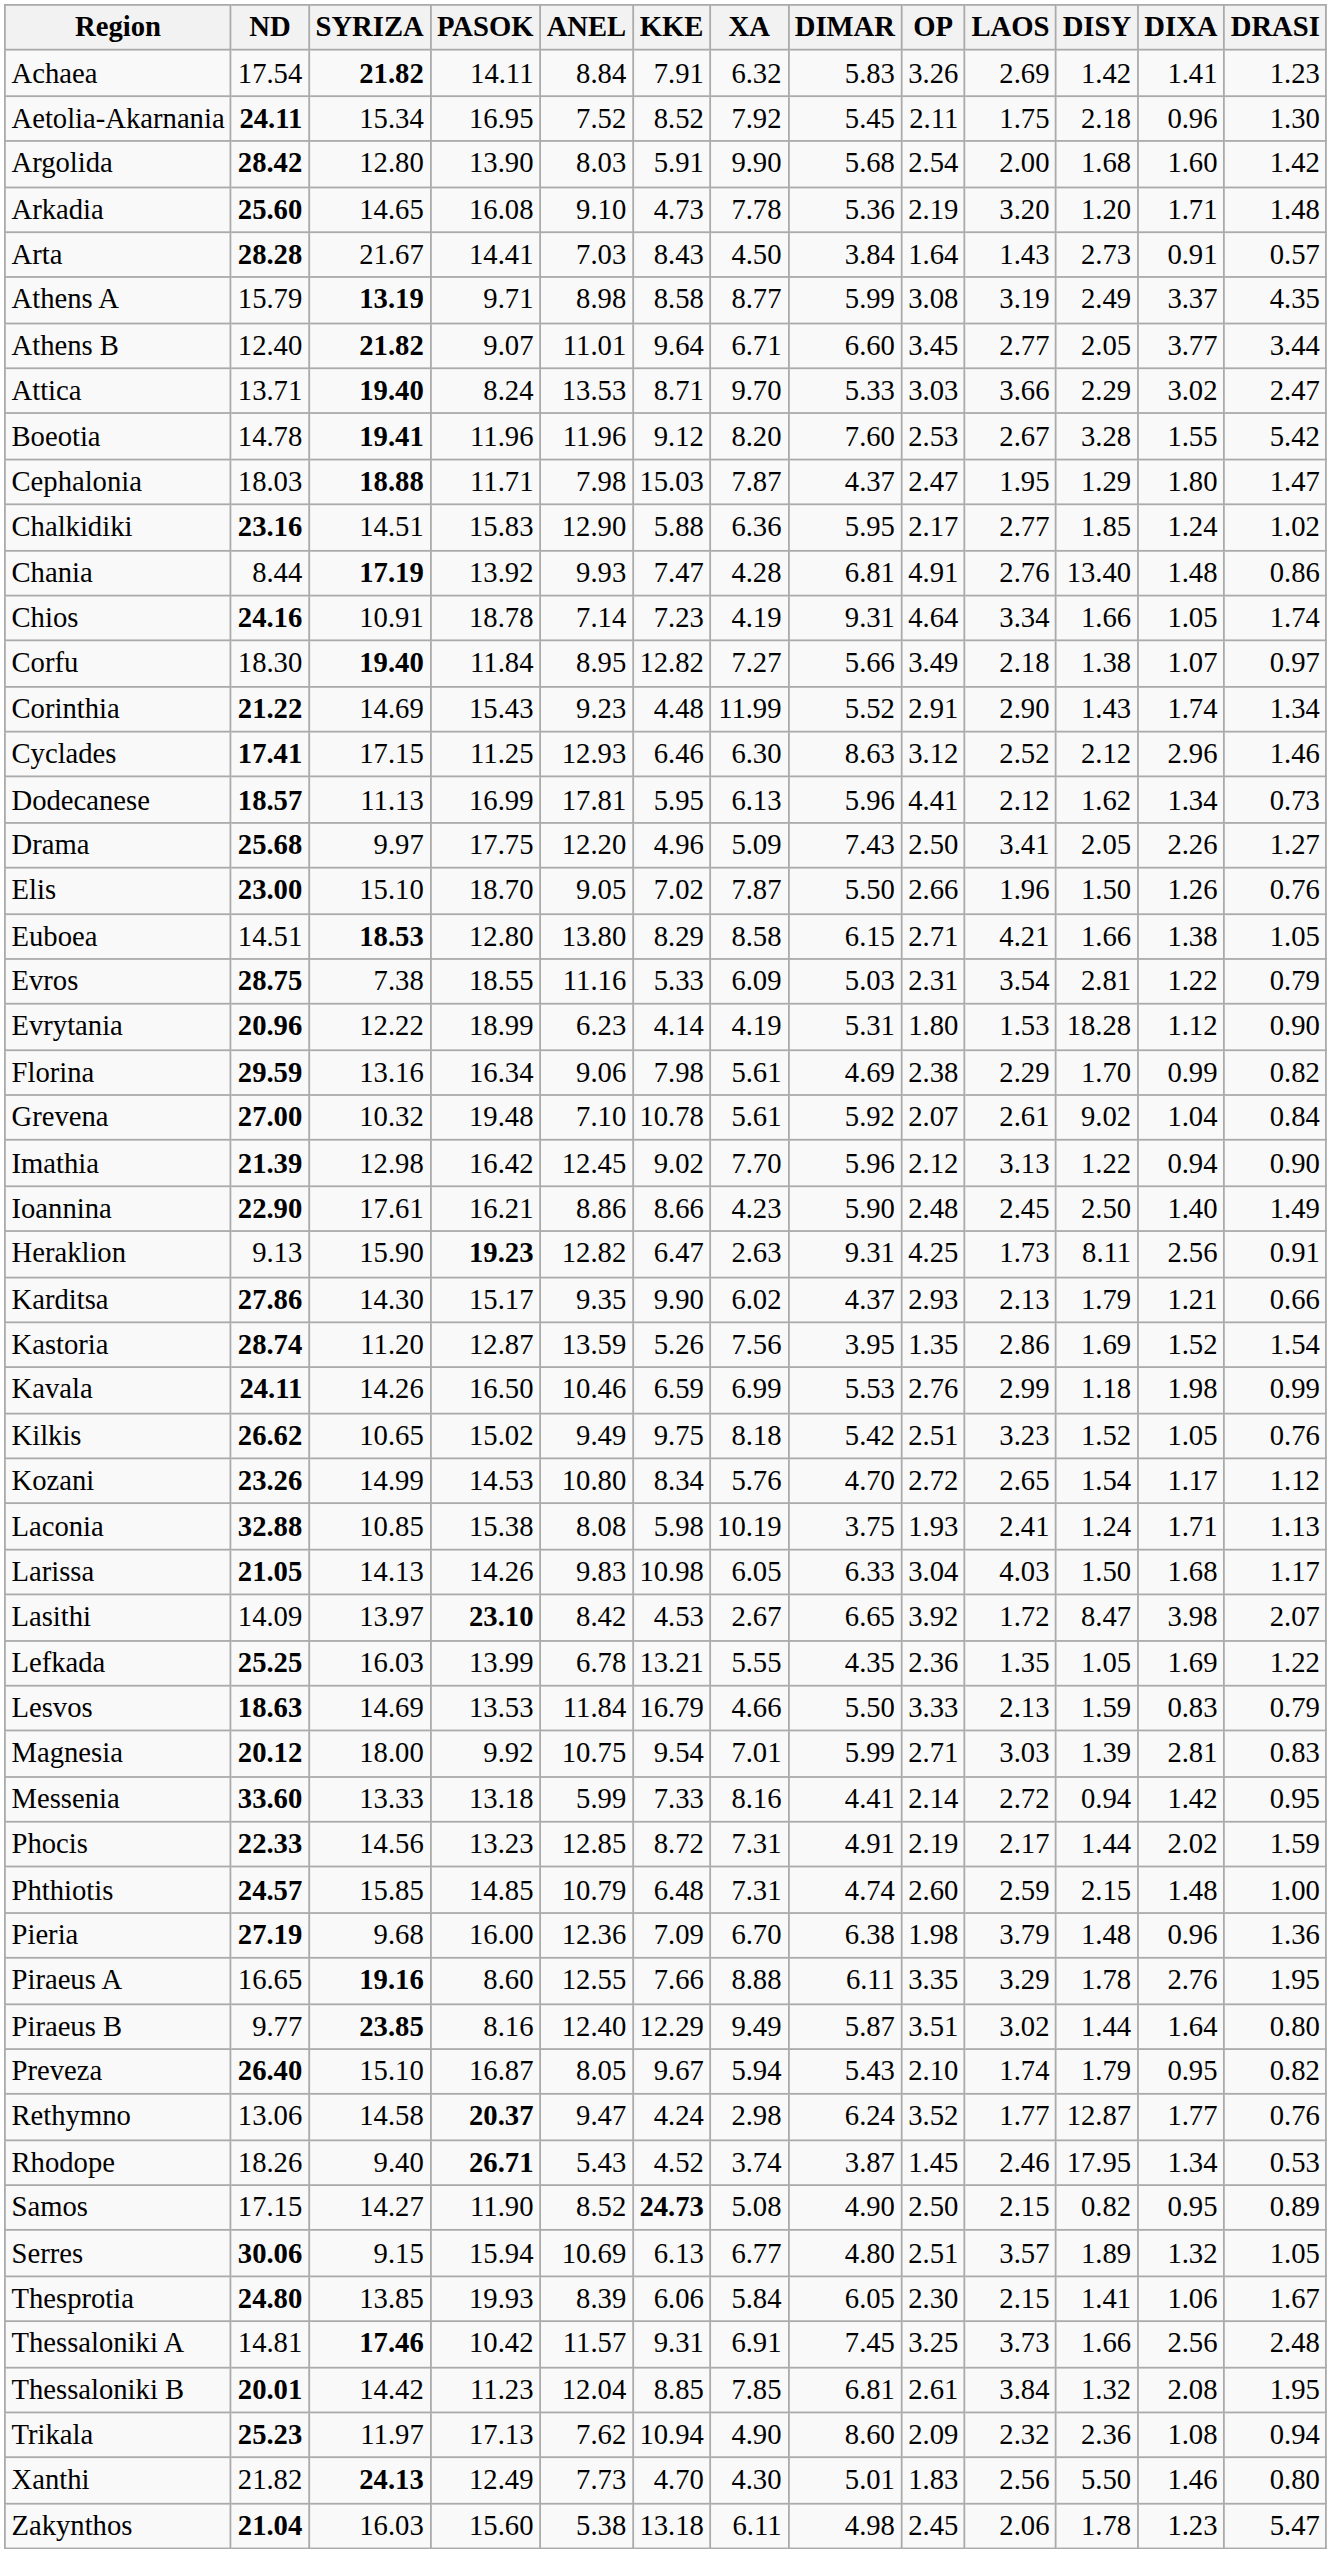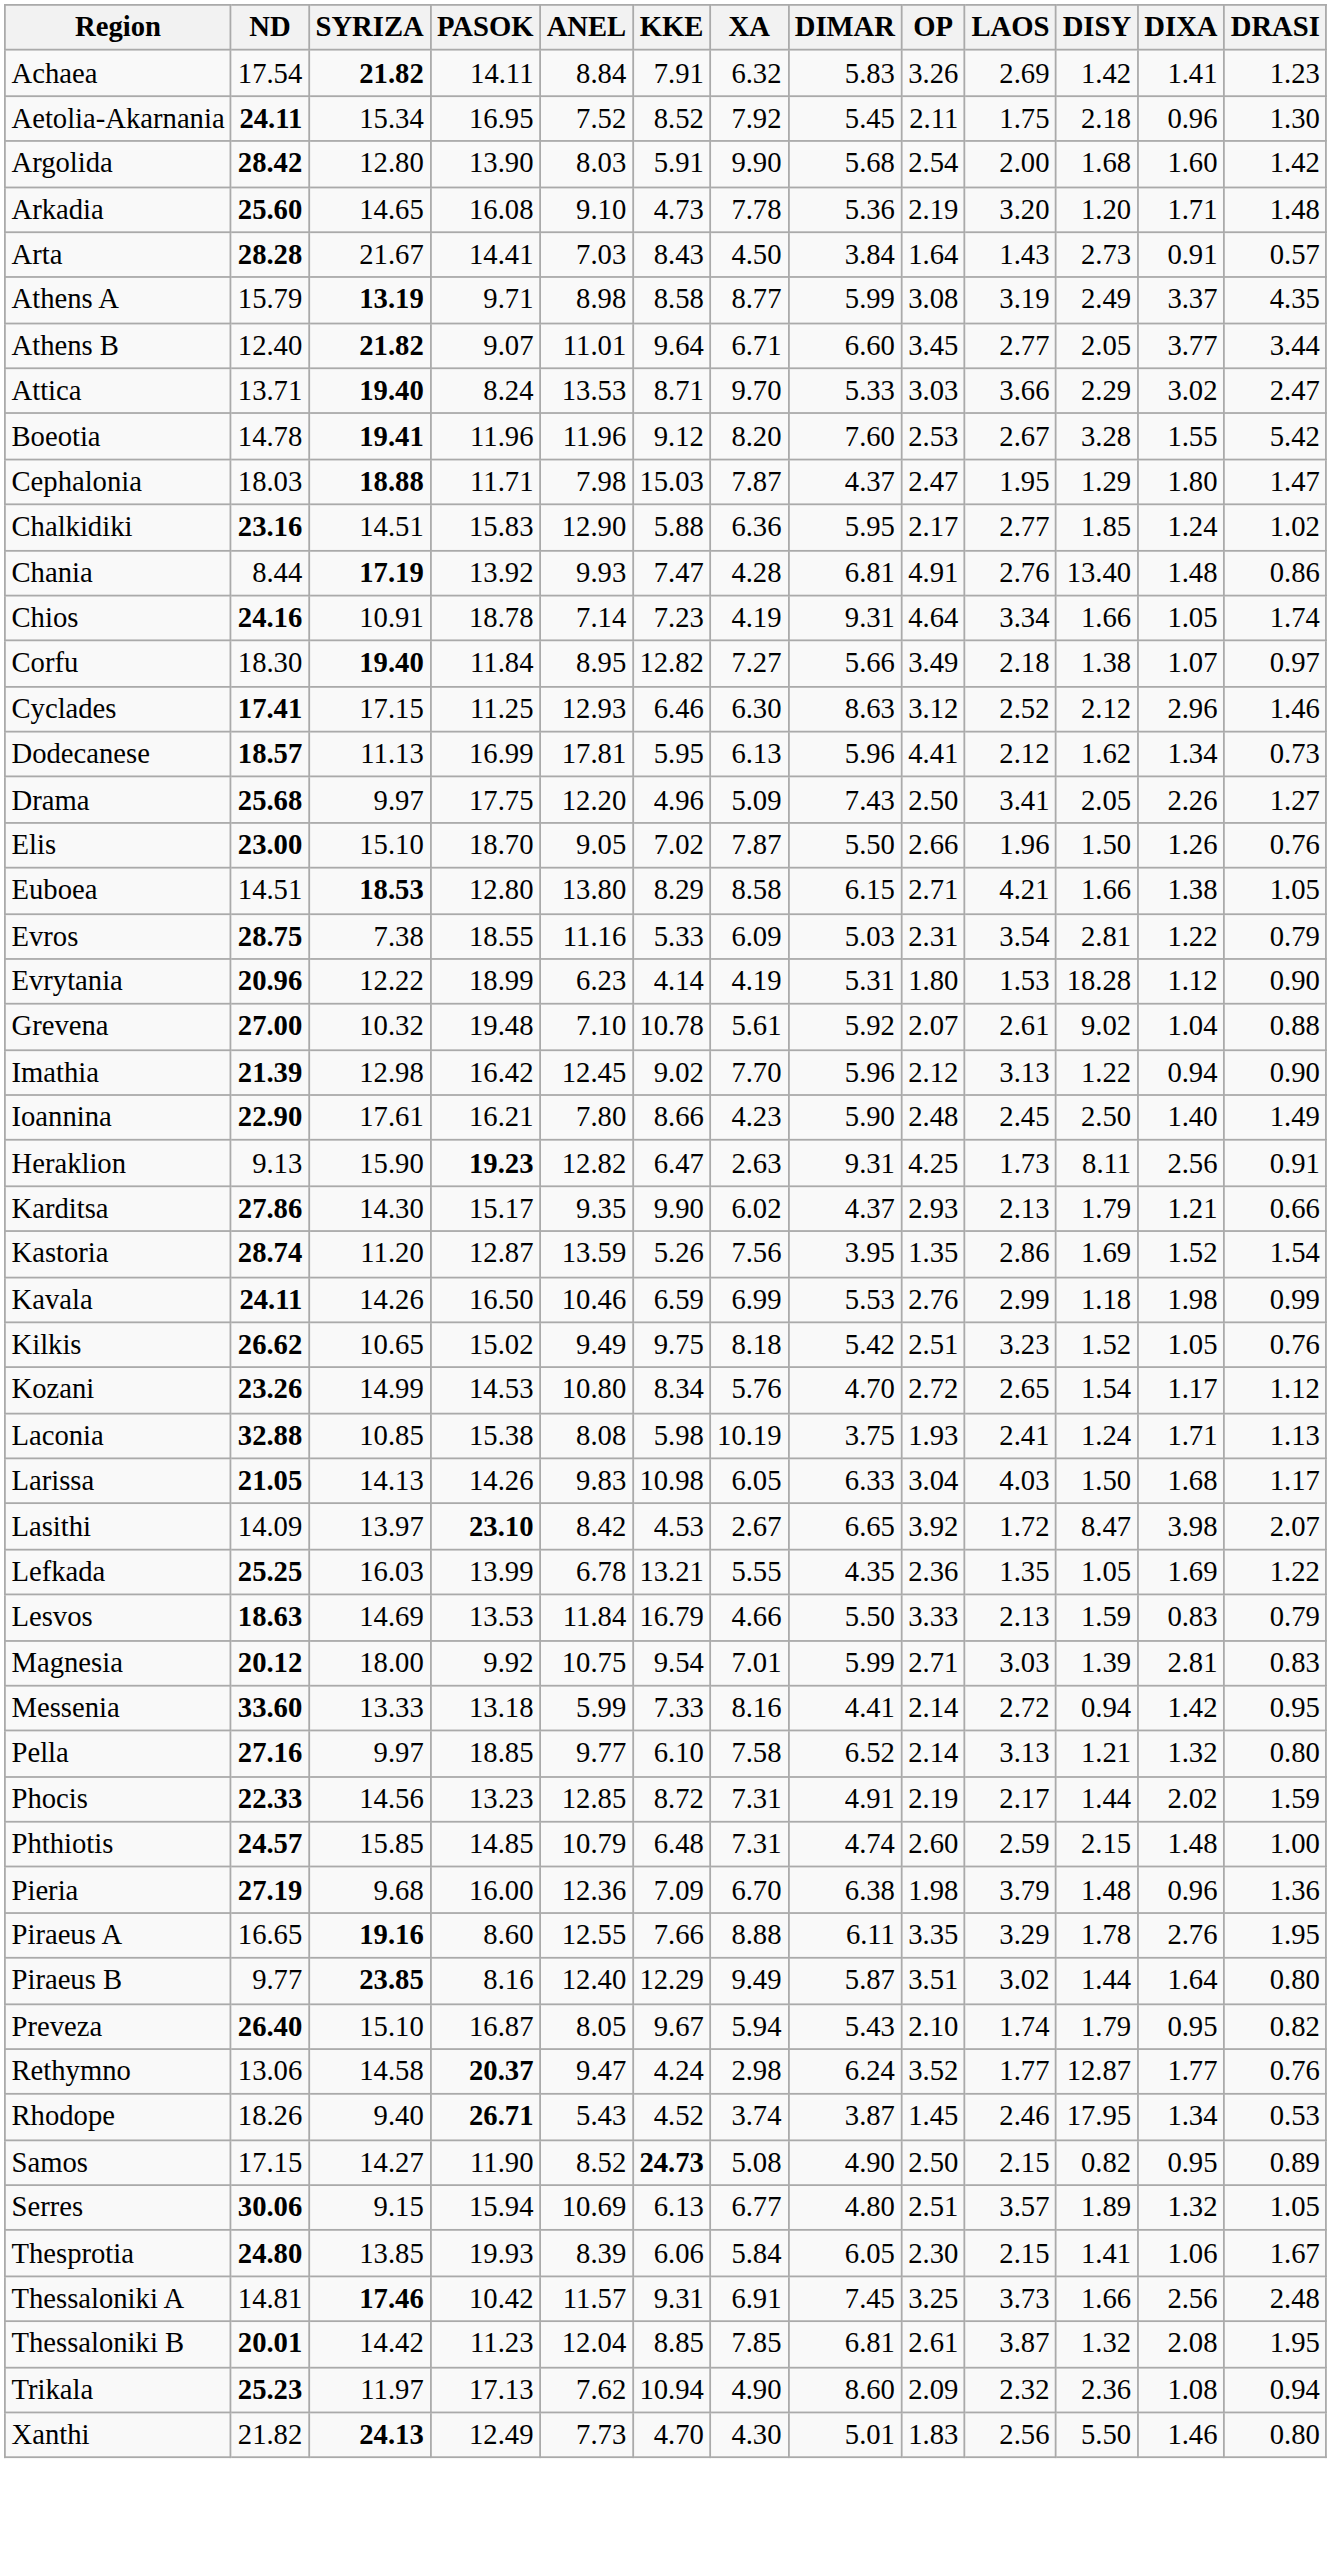- row: (66, 708)
- row: (53, 1071)
(1295, 1117) 0.84 -> (1295, 1026) 0.88
(601, 1208) 8.86 -> (601, 1117) 7.80
+ row: (40, 1753)
(1024, 2389) 3.84 -> (1024, 2343) 3.87
- row: (72, 2525)
